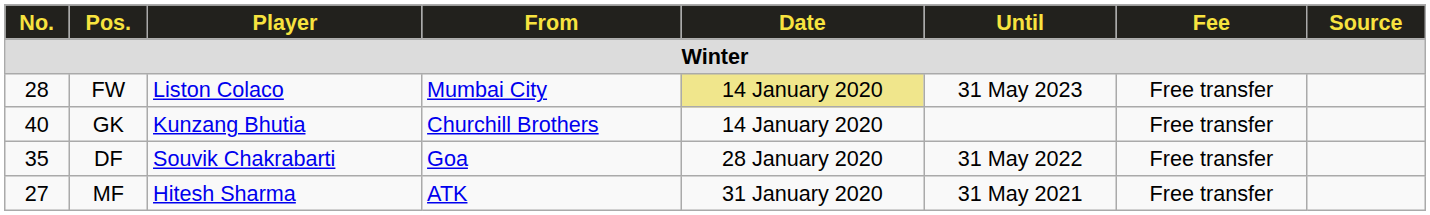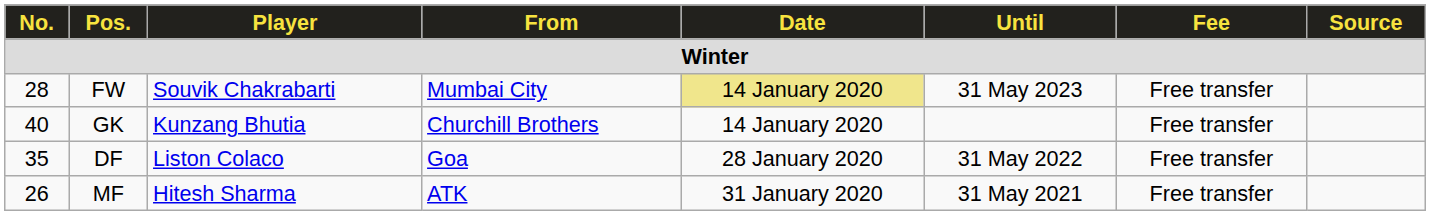(218, 90) Liston Colaco -> (244, 90) Souvik Chakrabarti
(244, 159) Souvik Chakrabarti -> (218, 159) Liston Colaco
(37, 193) 27 -> (37, 193) 26
